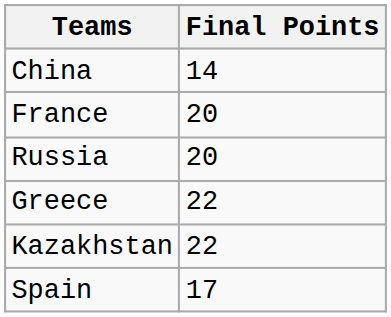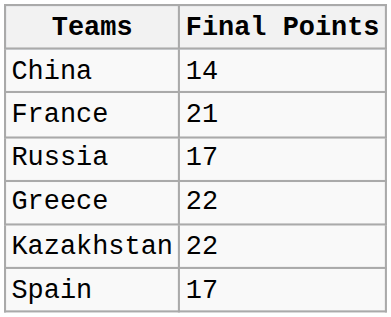(202, 115) 20 -> (202, 115) 21
(202, 159) 20 -> (202, 159) 17
